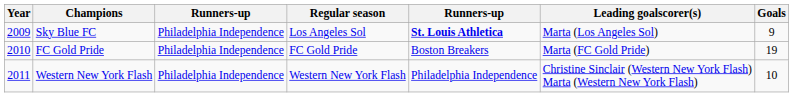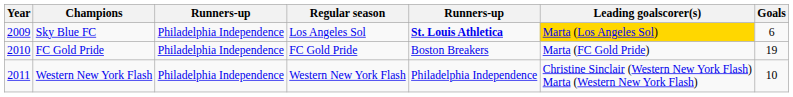(600, 32) no background -> (600, 32) gold background
(772, 32) 9 -> (772, 32) 6
